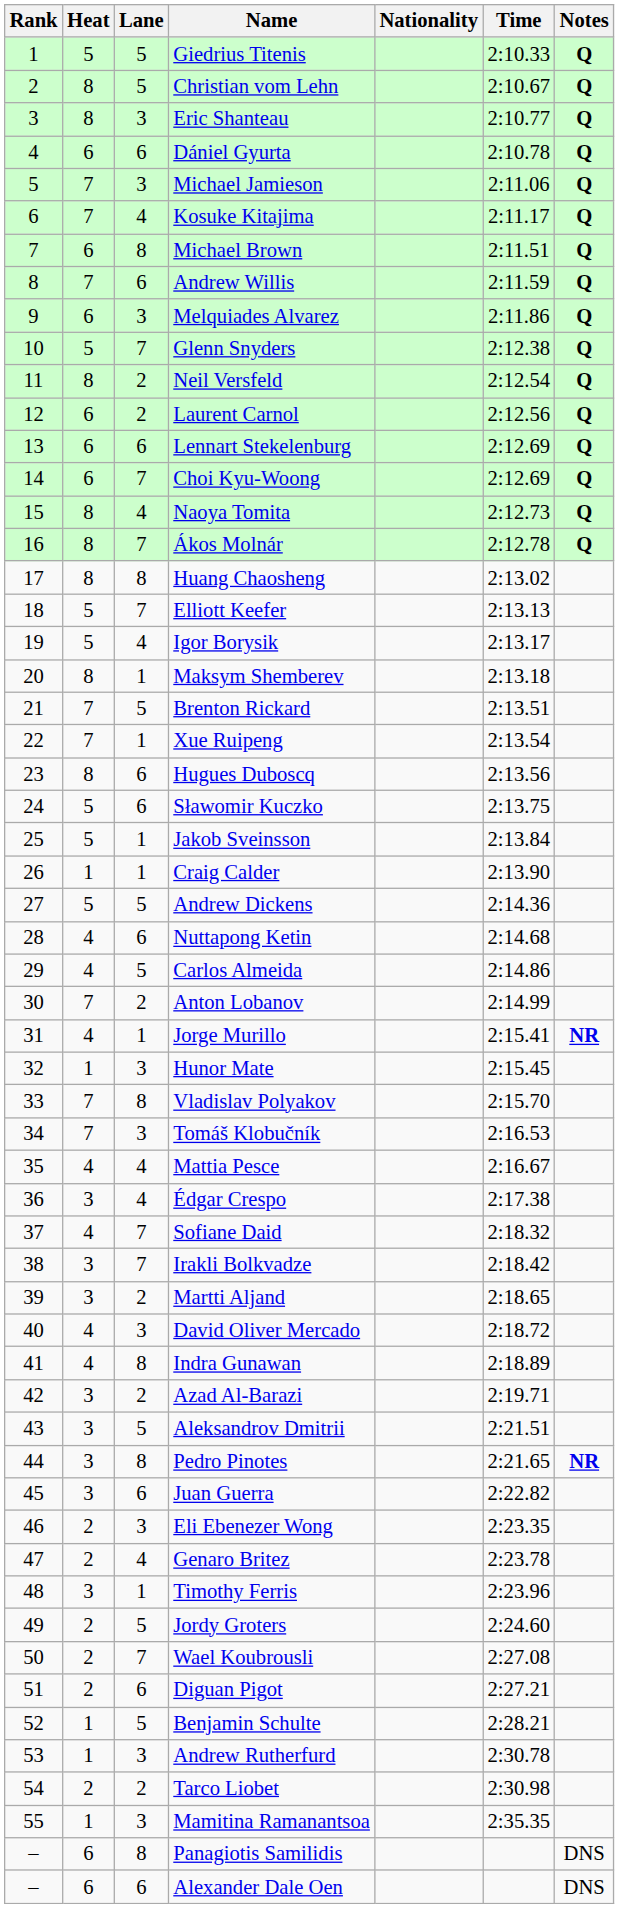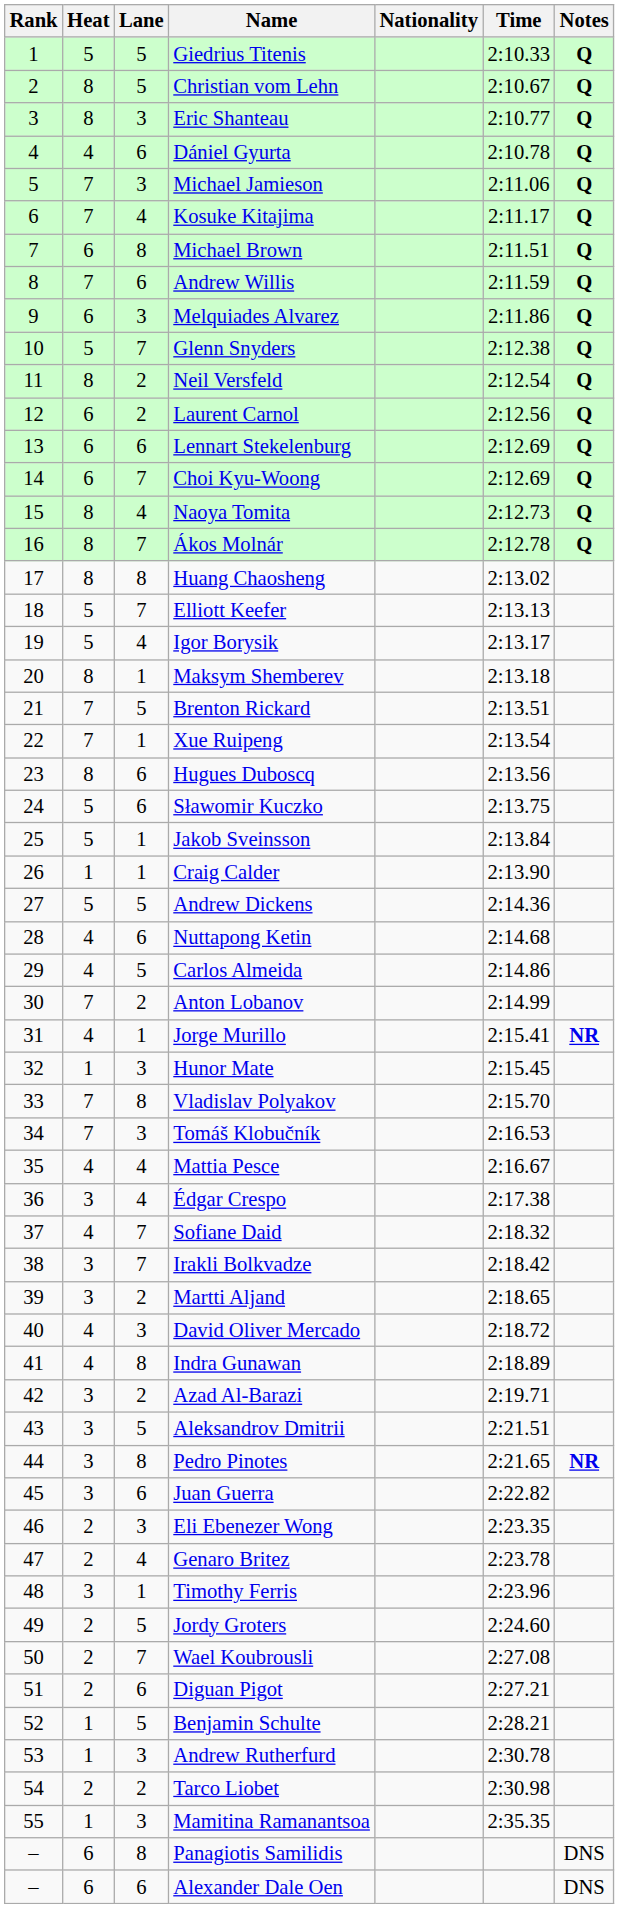(88, 151) 6 -> (88, 151) 4
